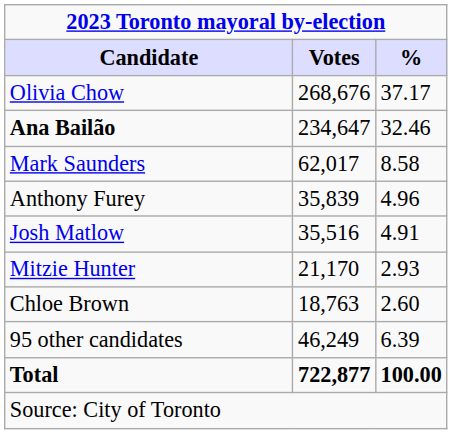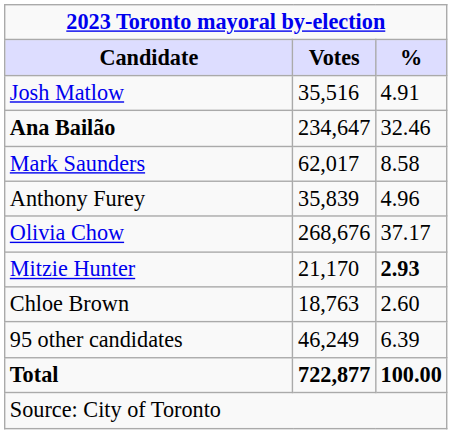rows swapped: (67, 92) <-> (67, 233)
(400, 269) normal -> (400, 269) bold
